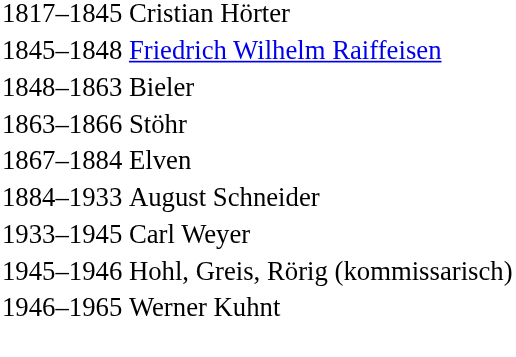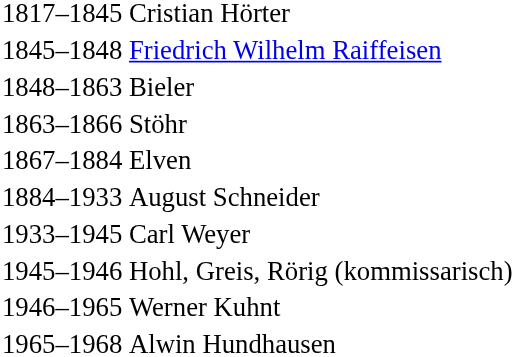+ row: (232, 344)
